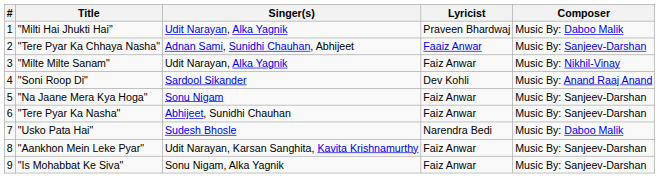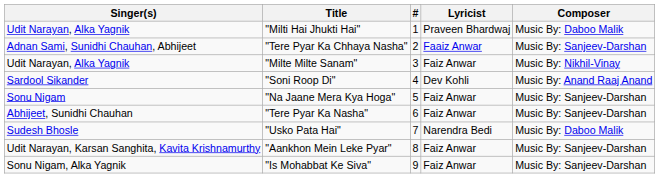columns swapped: (10, 13) <-> (292, 13)
